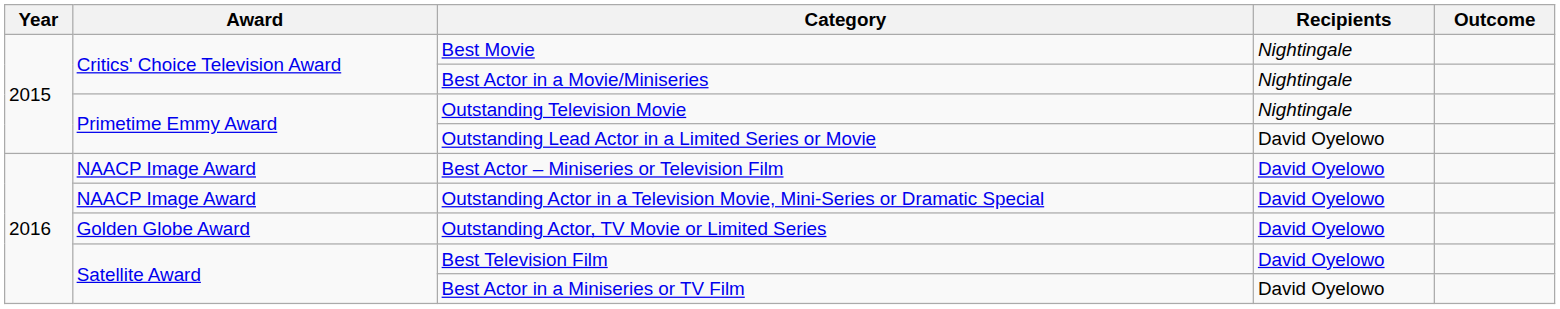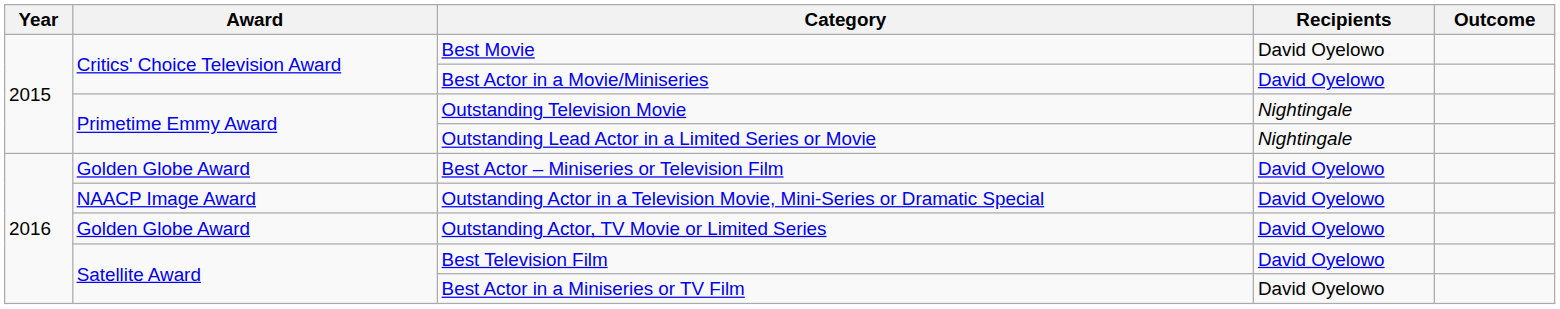(1305, 50) Nightingale -> (1321, 50) David Oyelowo
(1305, 79) Nightingale -> (1321, 79) David Oyelowo
(1321, 139) David Oyelowo -> (1305, 139) Nightingale
(166, 169) NAACP Image Award -> (163, 169) Golden Globe Award
